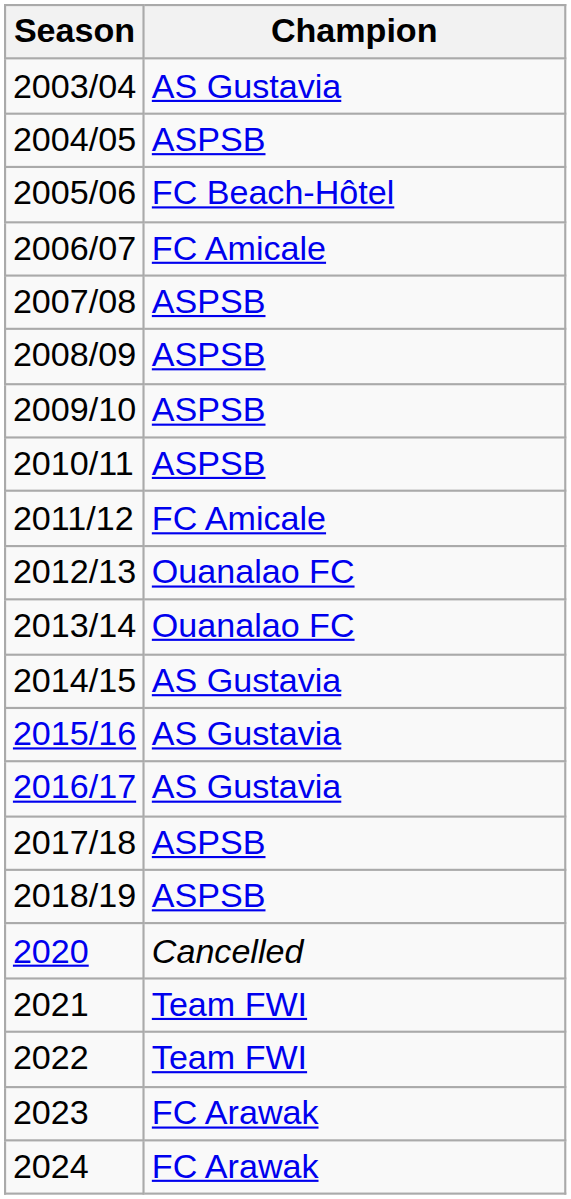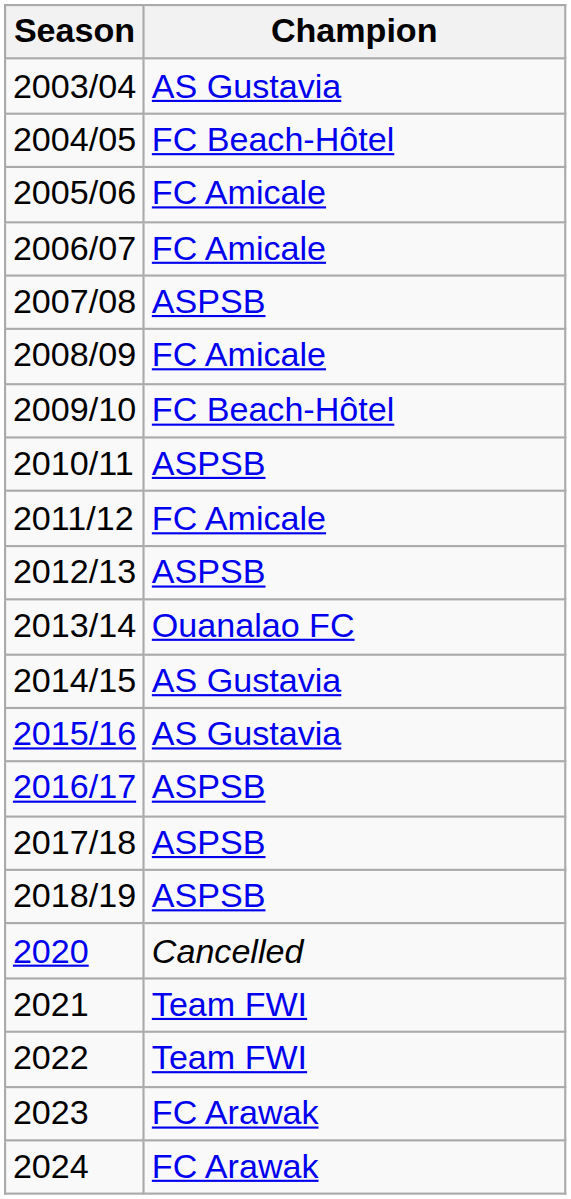(209, 139) ASPSB -> (273, 139) FC Beach-Hôtel
(273, 193) FC Beach-Hôtel -> (239, 193) FC Amicale
(209, 355) ASPSB -> (239, 355) FC Amicale
(209, 409) ASPSB -> (273, 409) FC Beach-Hôtel
(253, 572) Ouanalao FC -> (209, 572) ASPSB
(247, 788) AS Gustavia -> (209, 788) ASPSB
